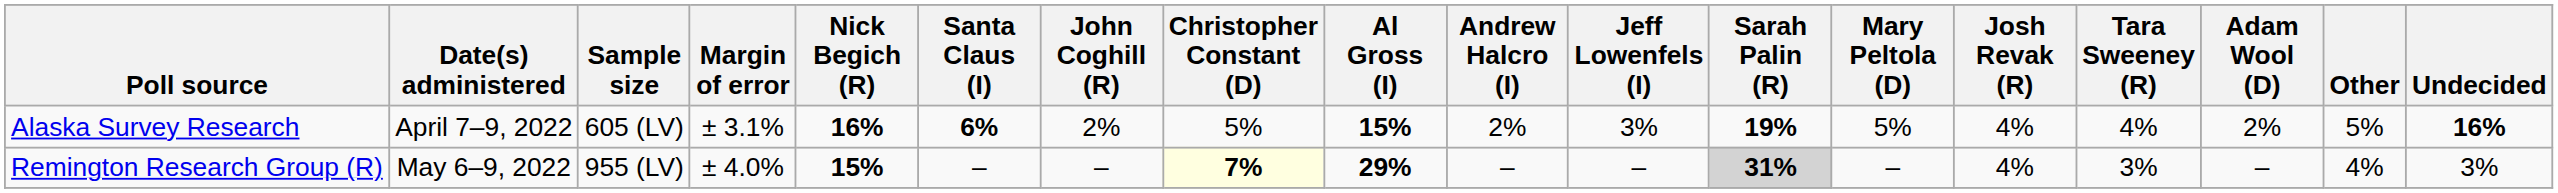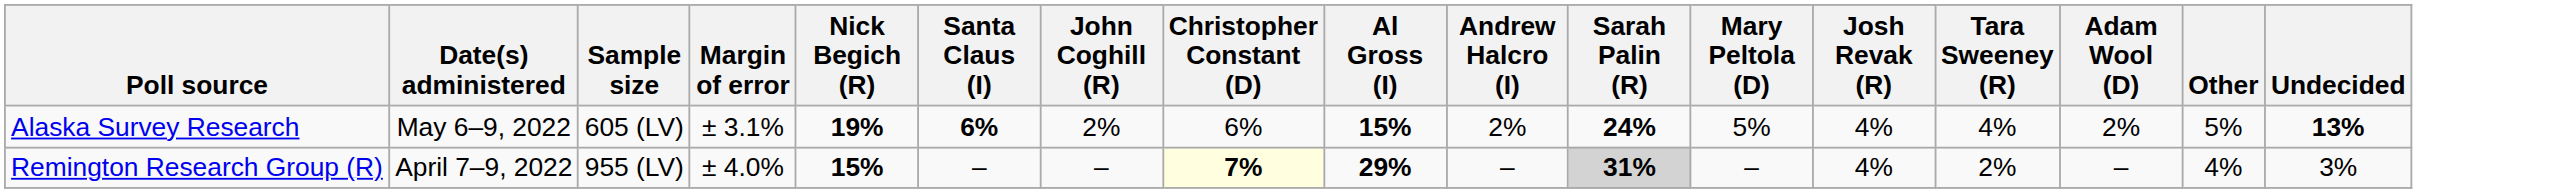- column: (1639, 55)
(484, 126) April 7–9, 2022 -> (484, 126) May 6–9, 2022
(857, 126) 16% -> (857, 126) 19%
(1243, 126) 5% -> (1243, 126) 6%
(1771, 126) 19% -> (1629, 126) 24%
(2479, 126) 16% -> (2338, 126) 13%
(484, 168) May 6–9, 2022 -> (484, 168) April 7–9, 2022
(2139, 168) 3% -> (1997, 168) 2%
